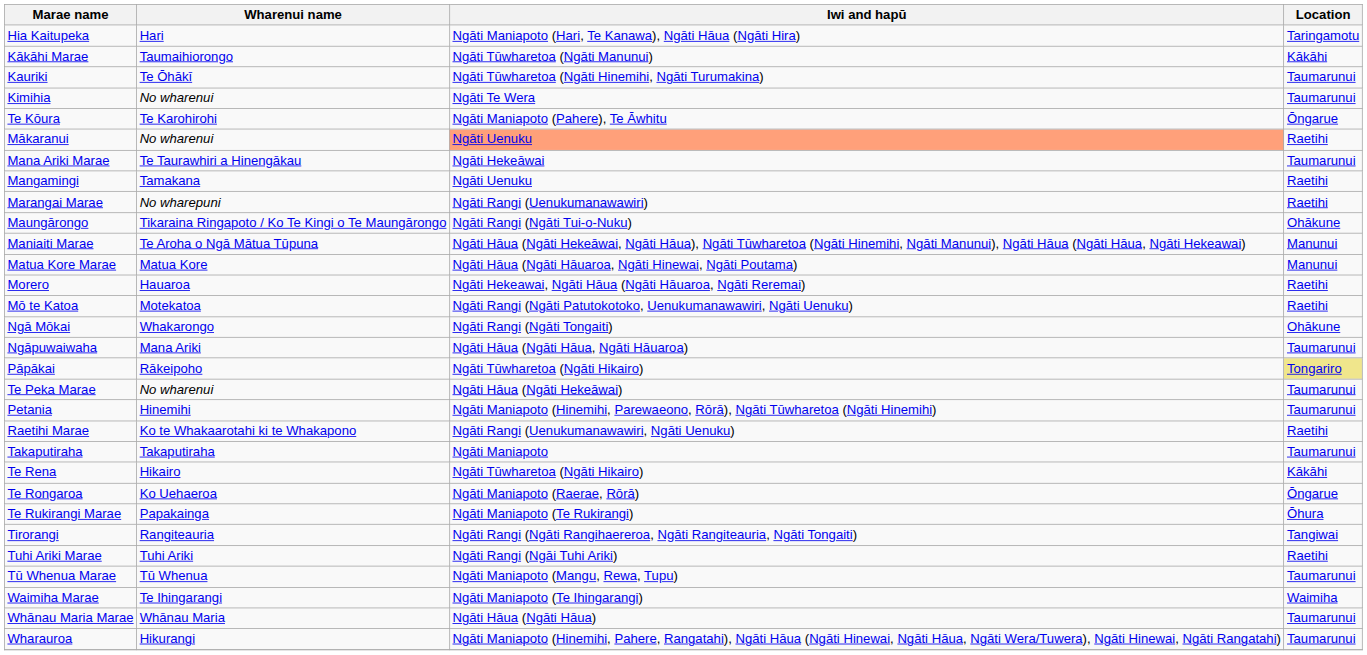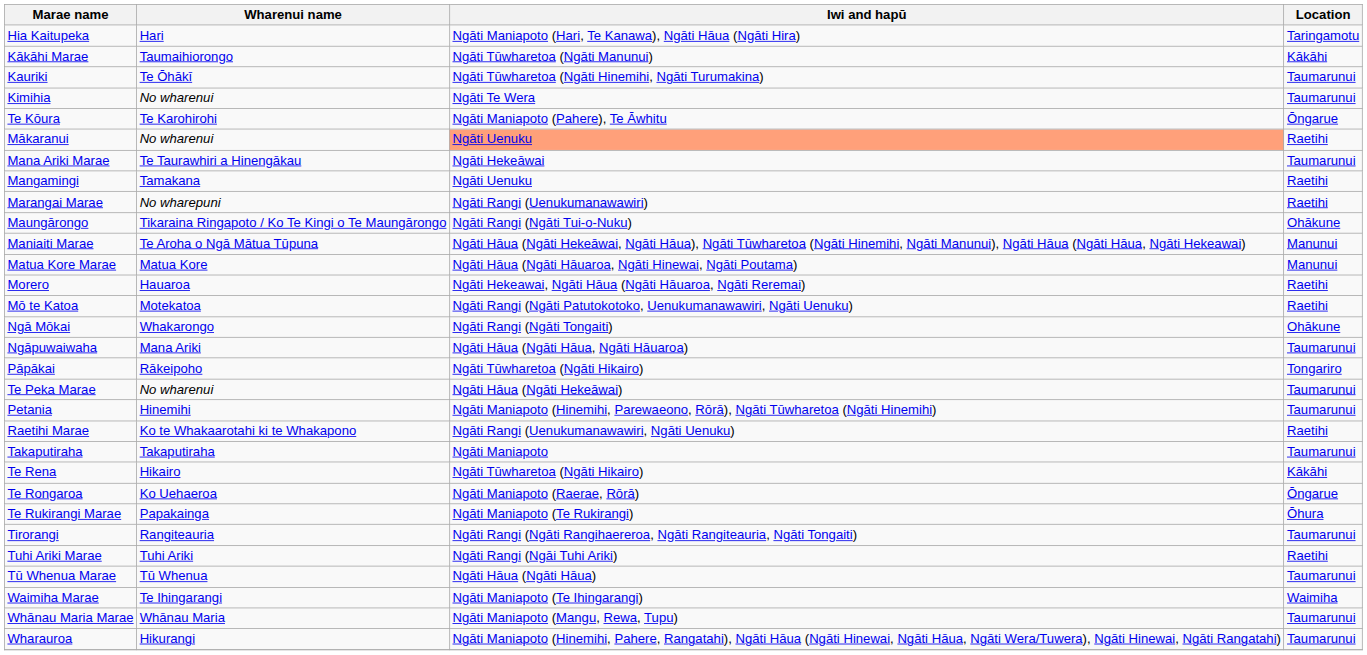(1314, 368) khaki background -> (1314, 368) no background
(1313, 535) Tangiwai -> (1321, 535) Taumarunui
(565, 576) Ngāti Maniapoto (Mangu, Rewa, Tupu) -> (524, 576) Ngāti Hāua (Ngāti Hāua)
(524, 618) Ngāti Hāua (Ngāti Hāua) -> (565, 618) Ngāti Maniapoto (Mangu, Rewa, Tupu)
